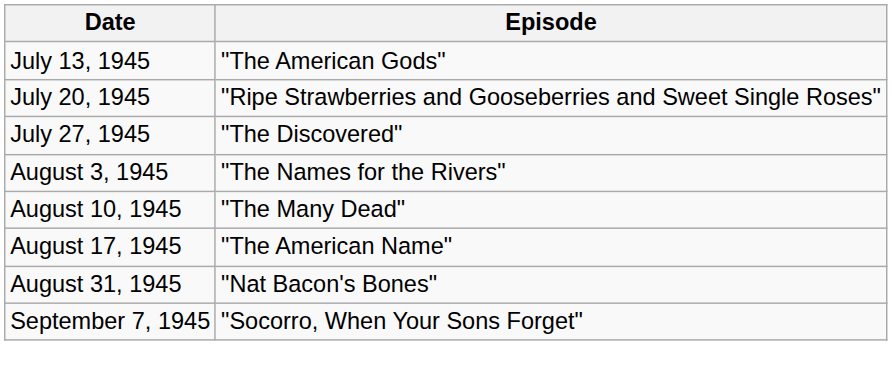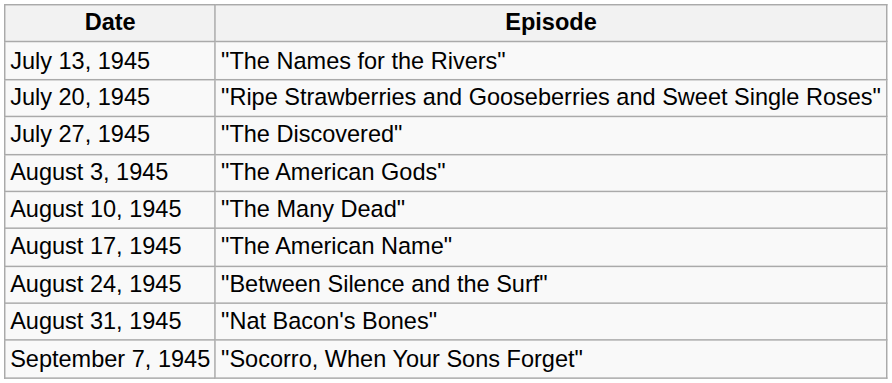(333, 60) "The American Gods" -> (363, 60) "The Names for the Rivers"
(363, 172) "The Names for the Rivers" -> (333, 172) "The American Gods"
+ row: (96, 284)
